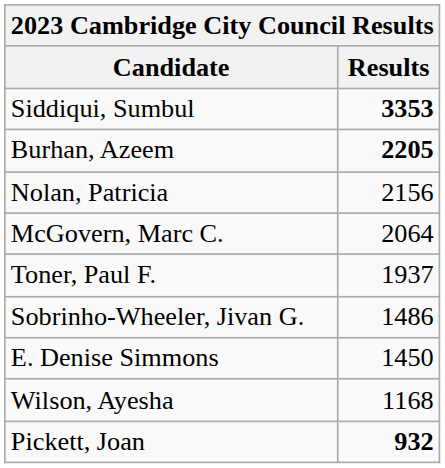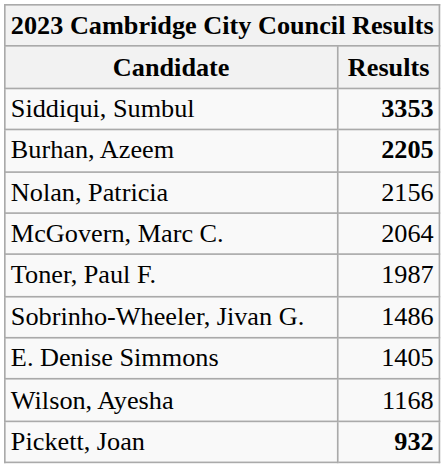(407, 274) 1937 -> (407, 274) 1987
(407, 358) 1450 -> (407, 358) 1405
